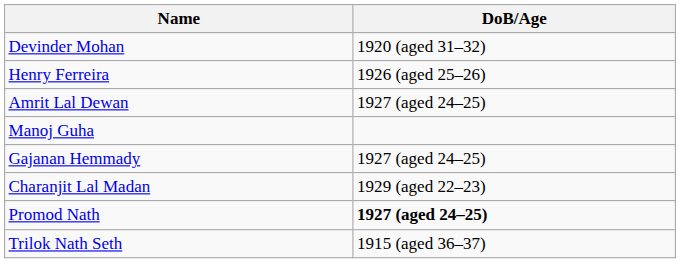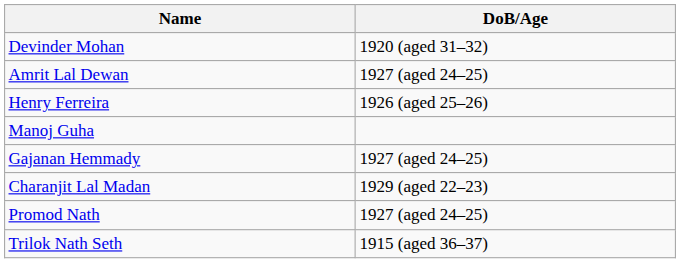rows swapped: (69, 102) <-> (59, 74)
(422, 215) bold -> (424, 215) normal
